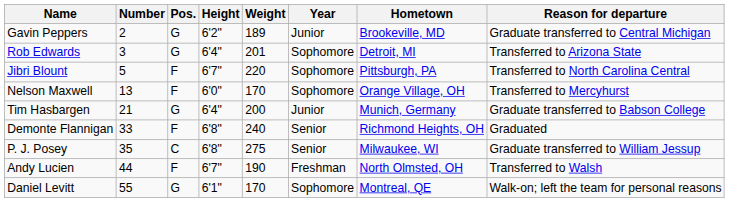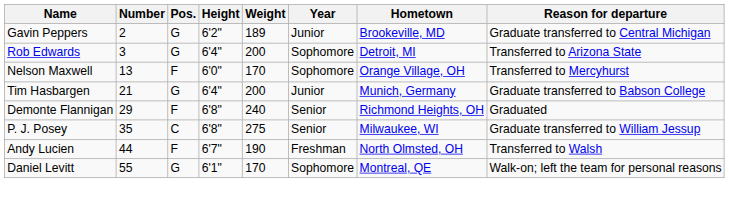(255, 52) 201 -> (255, 52) 200
- row: (37, 71)
(126, 129) 33 -> (126, 110) 29
